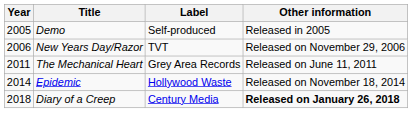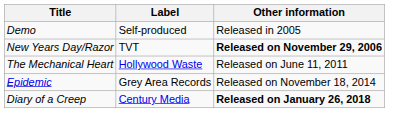- column: (19, 13)
(325, 47) normal -> (299, 47) bold
(194, 64) Grey Area Records -> (161, 64) Hollywood Waste
(190, 82) Hollywood Waste -> (165, 82) Grey Area Records
